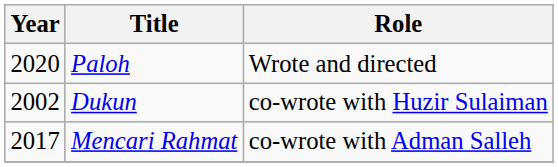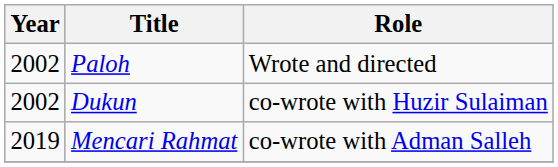(35, 63) 2020 -> (35, 63) 2002
(35, 141) 2017 -> (35, 141) 2019
